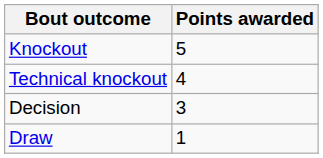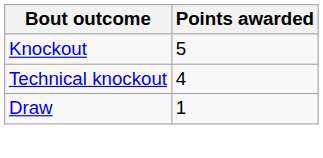- row: (45, 108)
